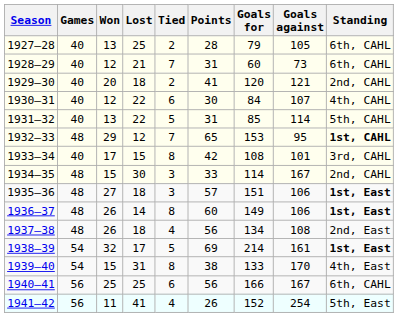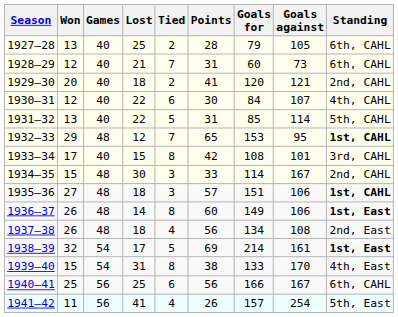columns swapped: (77, 20) <-> (110, 20)
(360, 193) 1st, East -> (360, 193) 1st, CAHL
(254, 303) 152 -> (254, 303) 157
